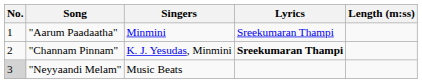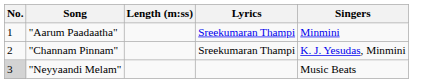columns swapped: (179, 13) <-> (381, 13)
(290, 51) bold -> (247, 51) normal
